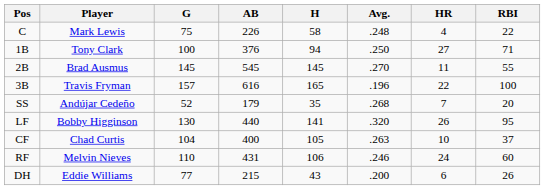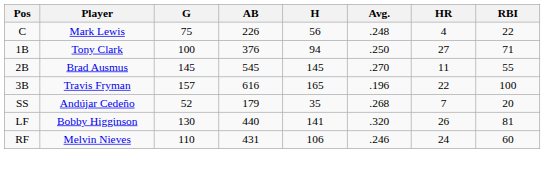(315, 31) 58 -> (315, 31) 56
(508, 121) 95 -> (508, 121) 81
- row: (22, 139)
- row: (22, 175)
